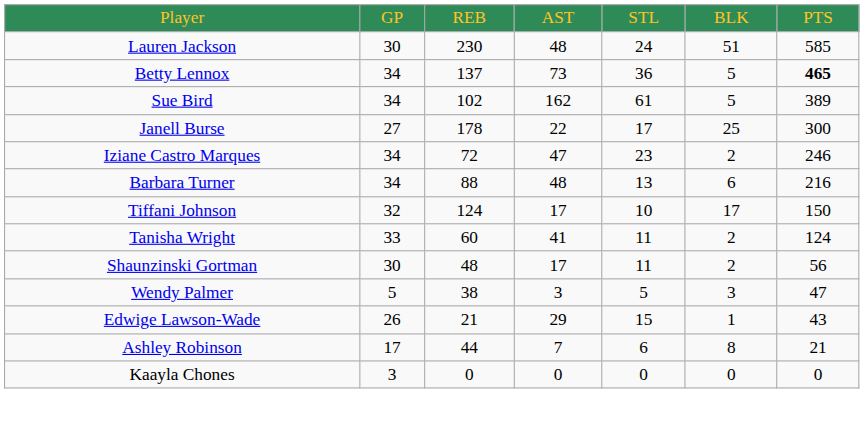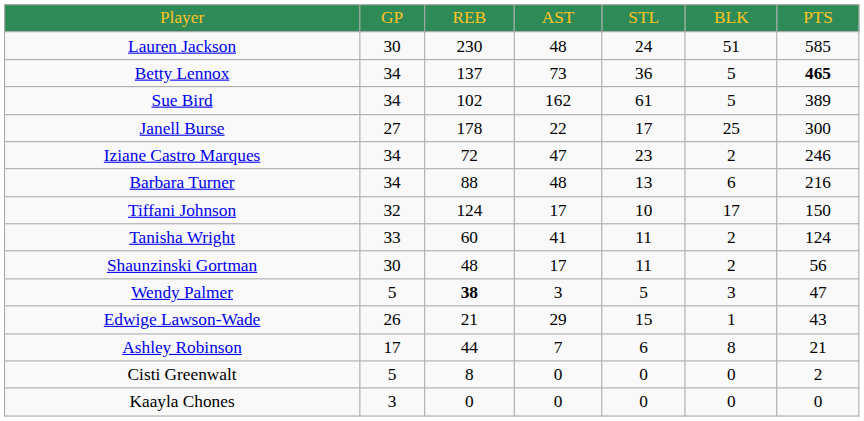(469, 292) normal -> (469, 292) bold
+ row: (182, 374)
